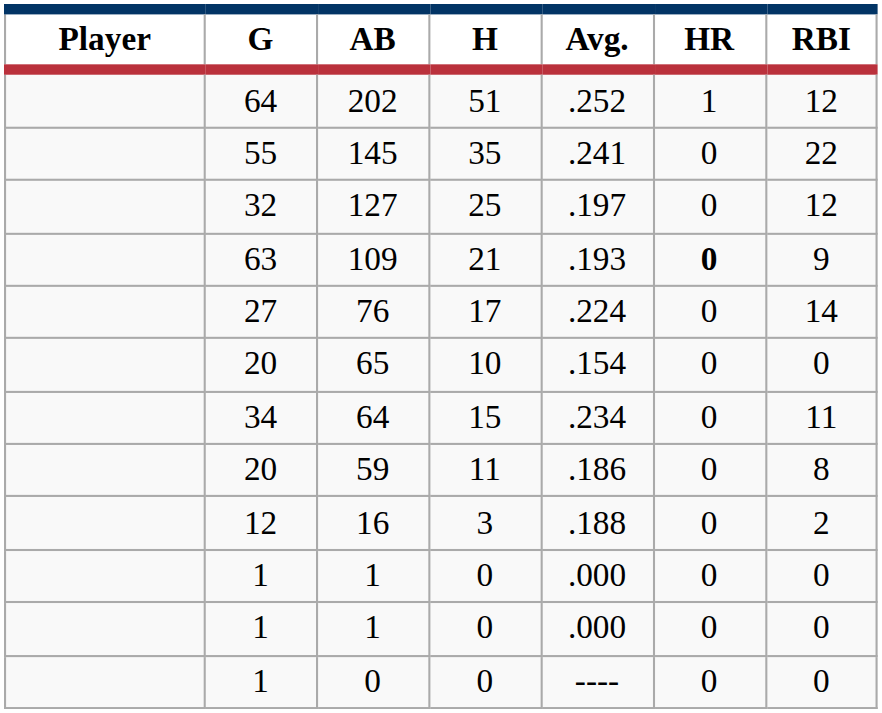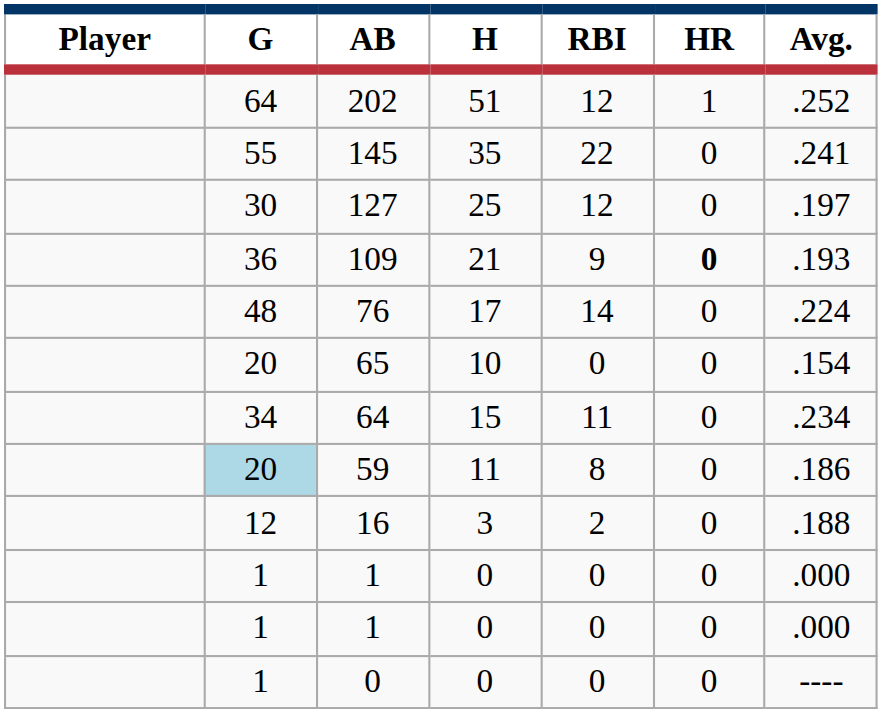columns swapped: (597, 39) <-> (821, 39)
(261, 205) 32 -> (261, 205) 30
(261, 258) 63 -> (261, 258) 36
(261, 311) 27 -> (261, 311) 48
(261, 469) no background -> (261, 469) lightblue background
